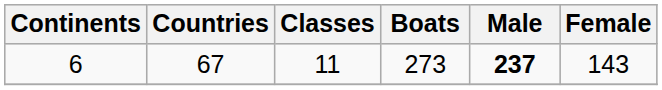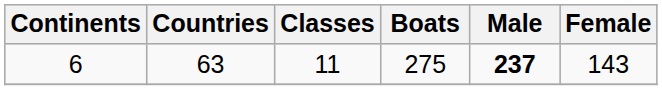(211, 63) 67 -> (211, 63) 63
(425, 63) 273 -> (425, 63) 275
